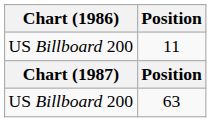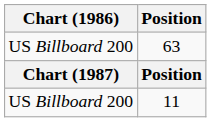rows swapped: (172, 46) <-> (172, 102)
